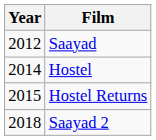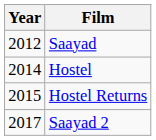(25, 122) 2018 -> (25, 122) 2017
